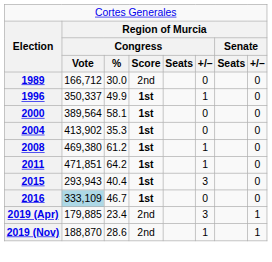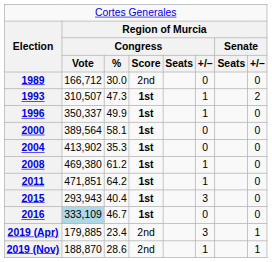+ row: (33, 96)
